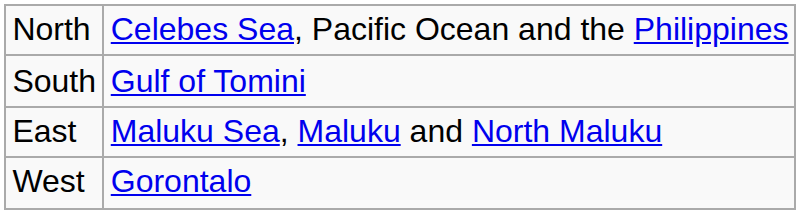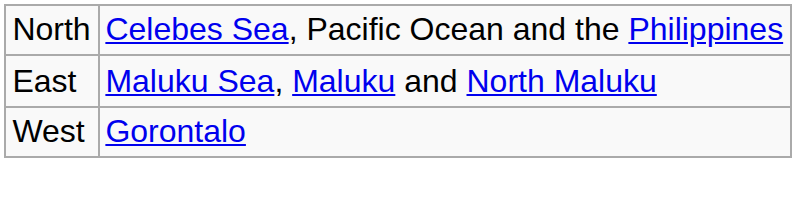- row: (54, 80)
